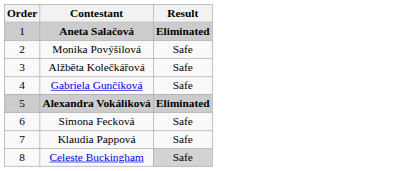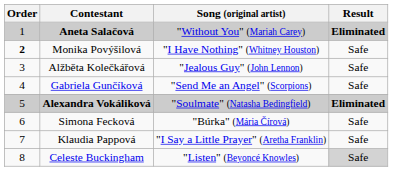+ column: (241, 13)
(22, 49) normal -> (22, 49) bold
